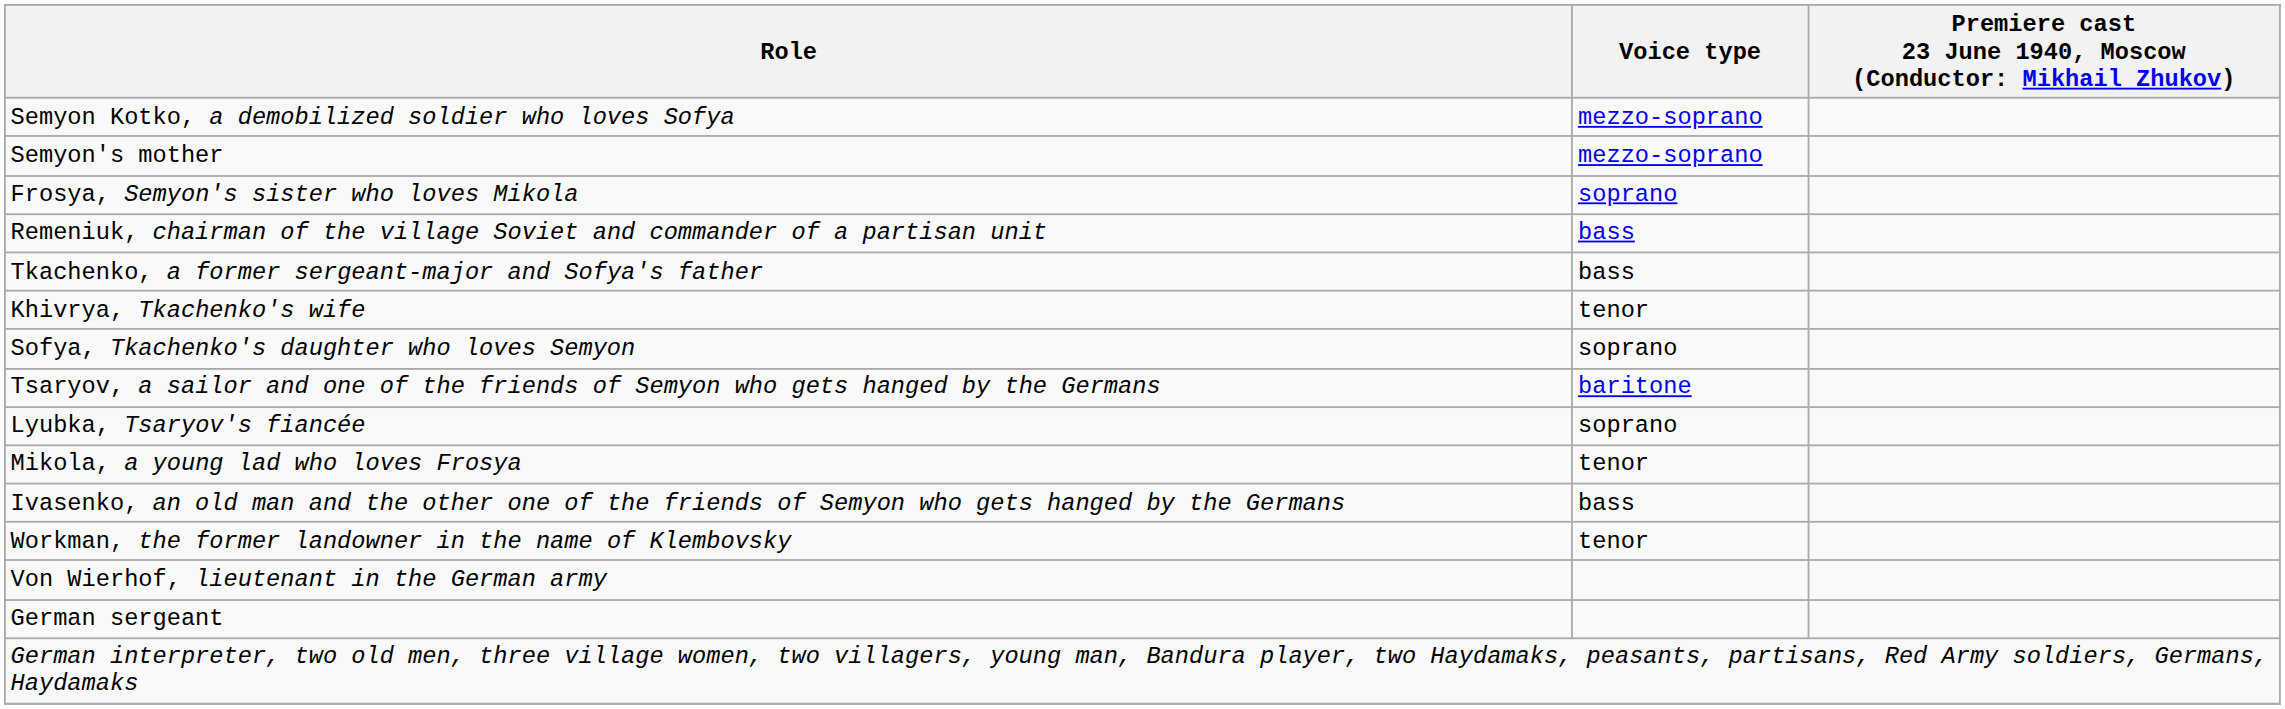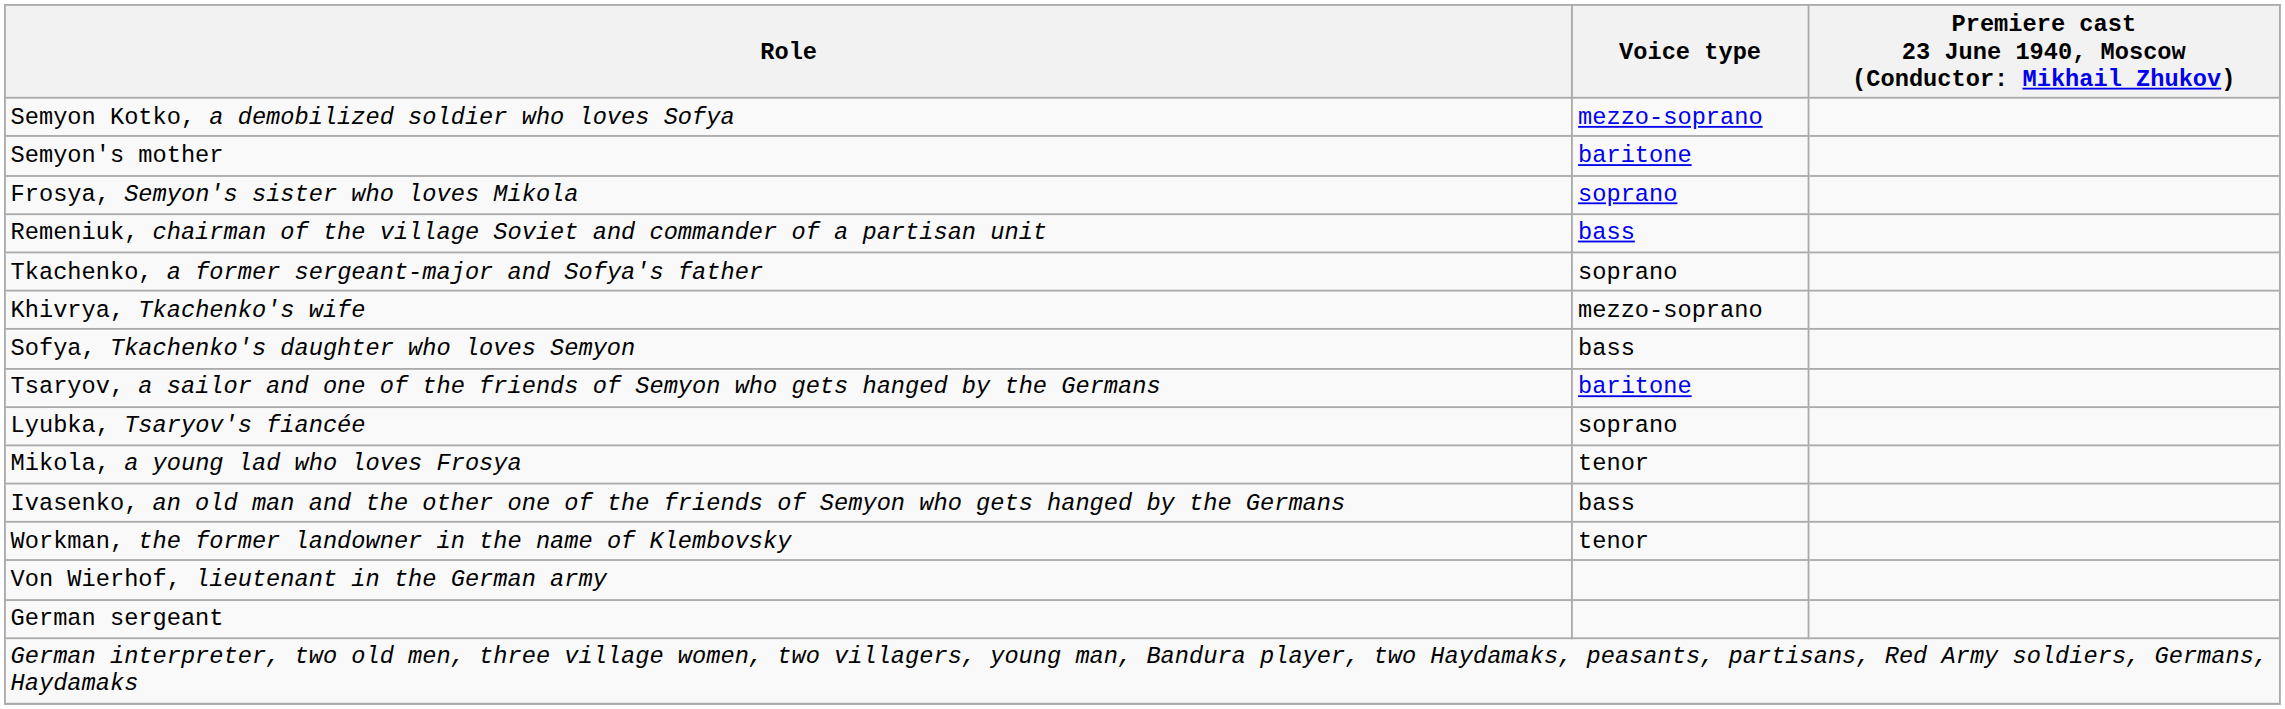(1670, 156) mezzo-soprano -> (1635, 156) baritone
(1606, 272) bass -> (1628, 272) soprano
(1614, 310) tenor -> (1670, 310) mezzo-soprano
(1628, 349) soprano -> (1606, 349) bass
